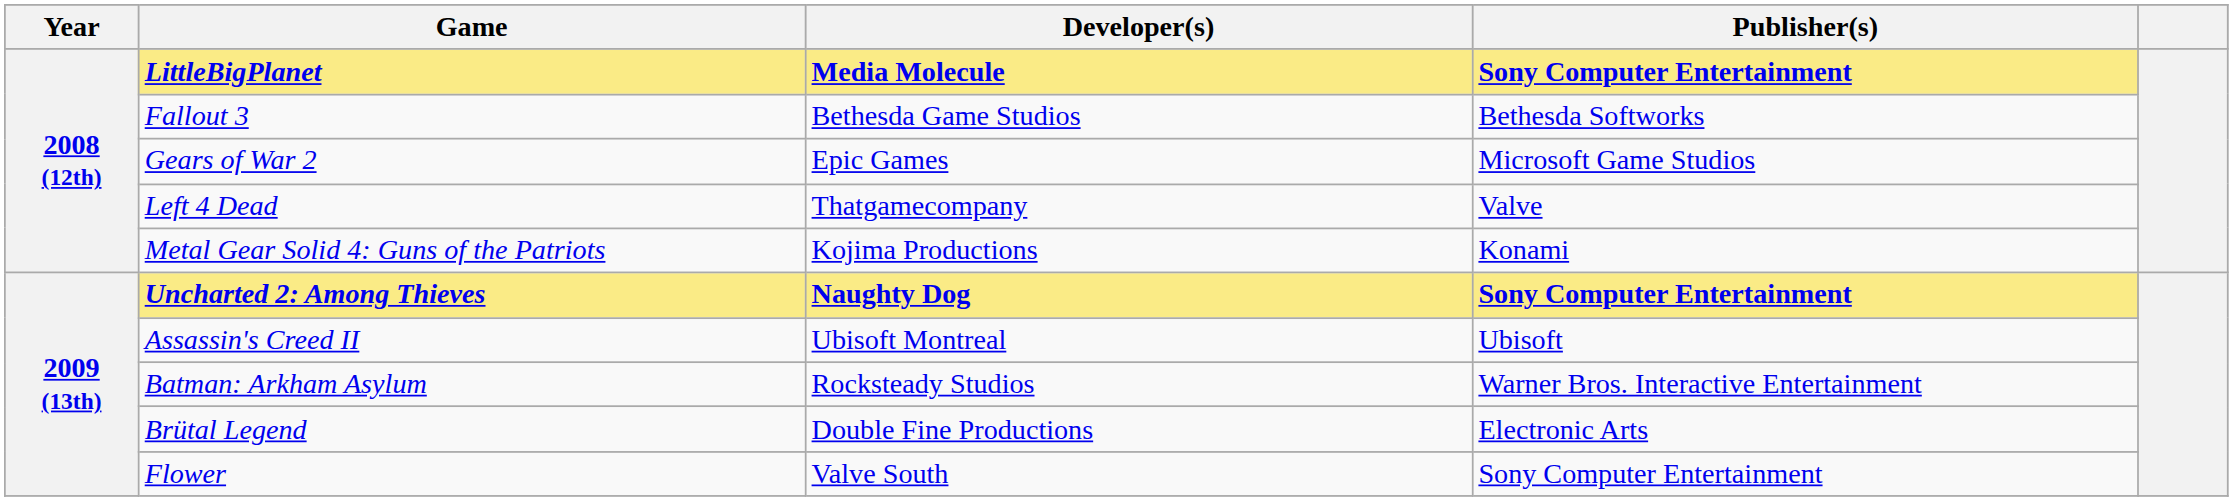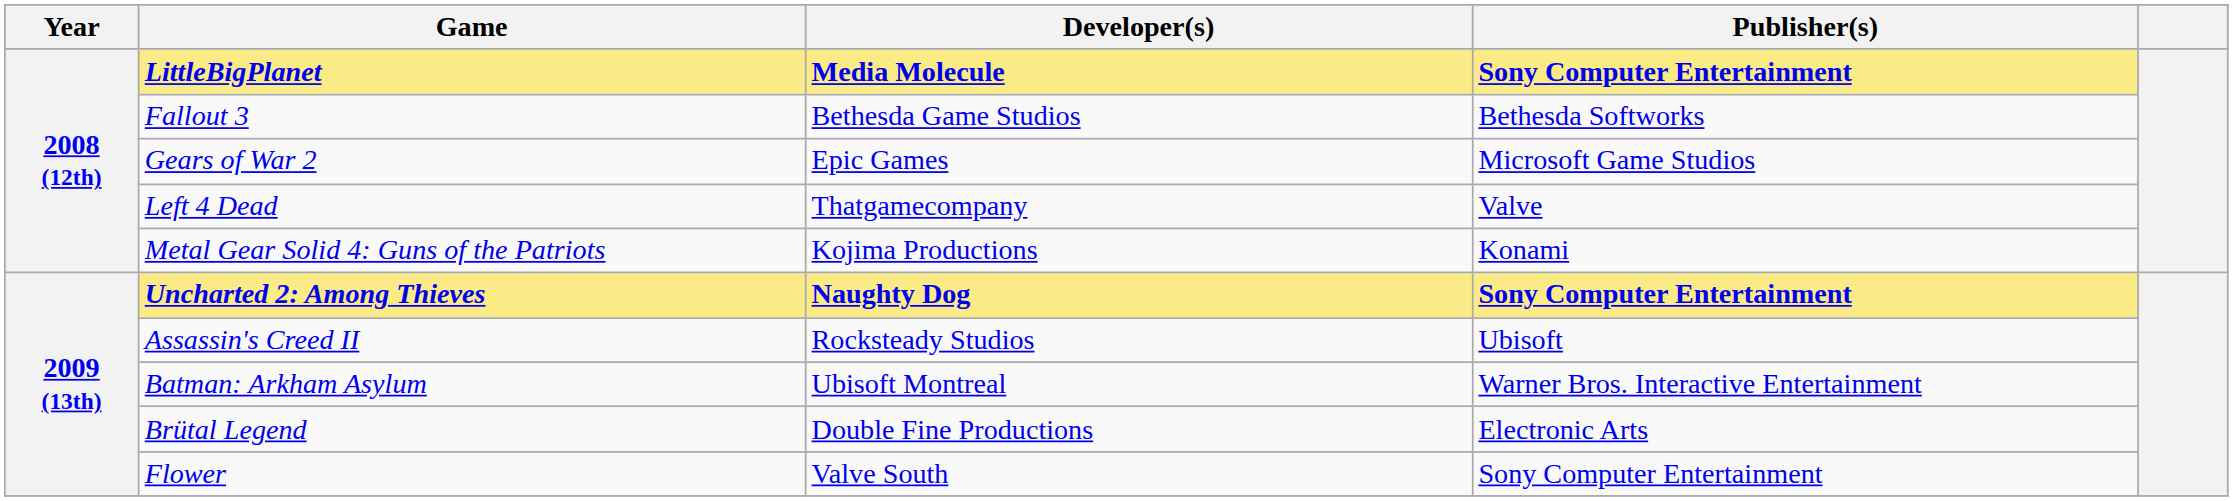(909, 339) Ubisoft Montreal -> (923, 339) Rocksteady Studios
(923, 384) Rocksteady Studios -> (909, 384) Ubisoft Montreal
